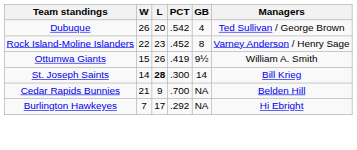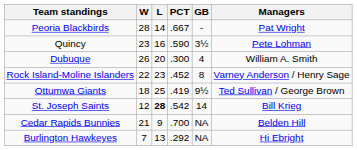+ row: (70, 28)
+ row: (70, 43)
(180, 28) .542 -> (180, 59) .300
(282, 28) Ted Sullivan / George Brown -> (282, 59) William A. Smith
(144, 59) 15 -> (144, 91) 18
(160, 59) 26 -> (160, 91) 25
(282, 59) William A. Smith -> (282, 91) Ted Sullivan / George Brown
(144, 75) 14 -> (144, 106) 12
(180, 75) .300 -> (180, 106) .542
(160, 106) 17 -> (160, 138) 13
